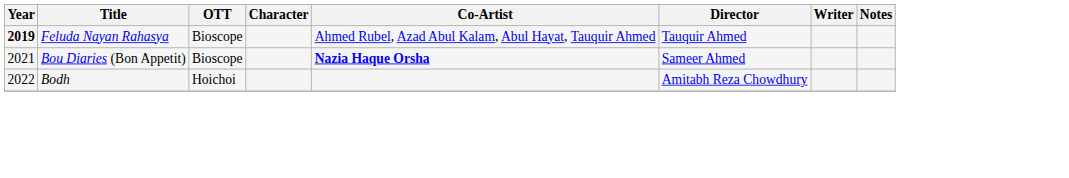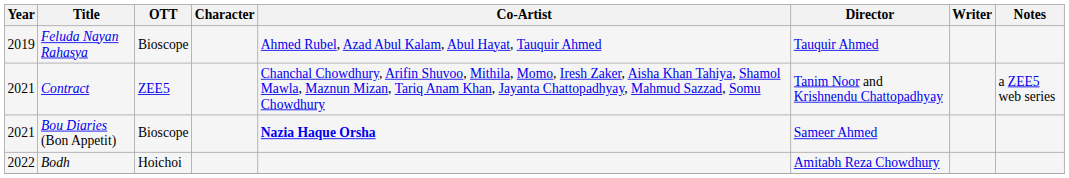(21, 36) bold -> (21, 44) normal
+ row: (65, 89)
